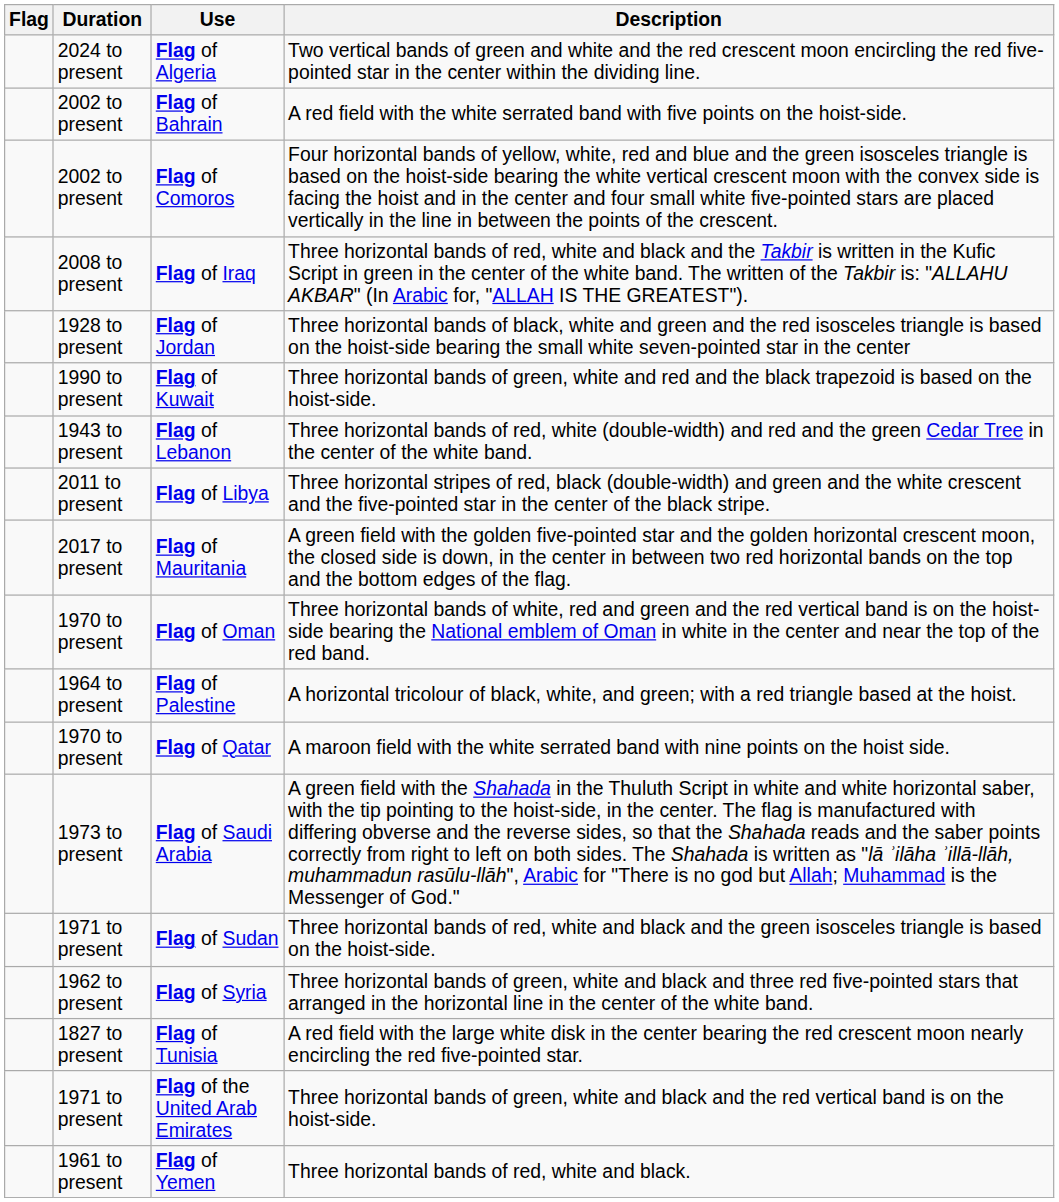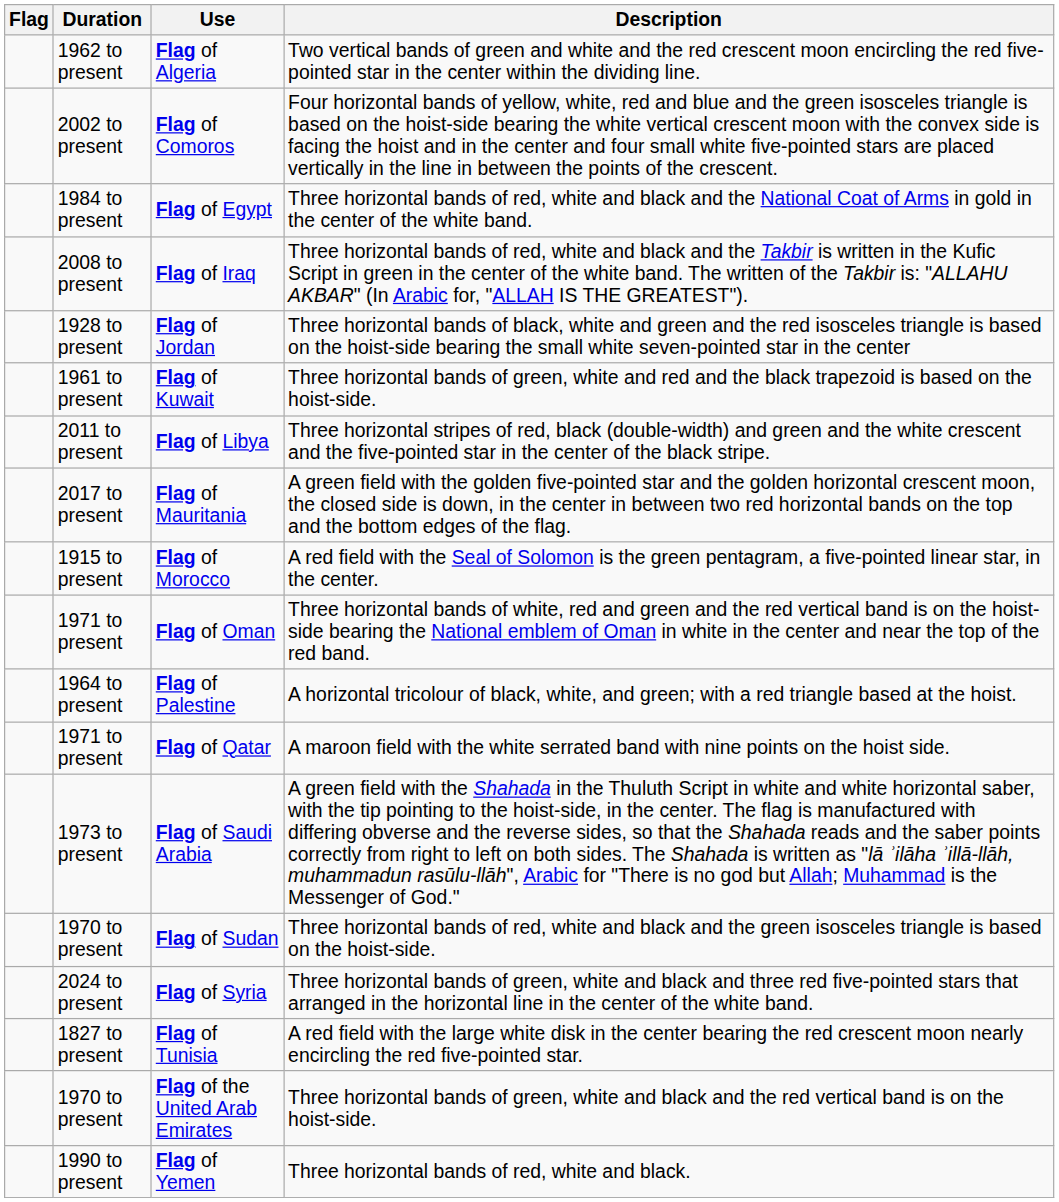(90, 61) 2024 to present -> (90, 61) 1962 to present
- row: (189, 113)
+ row: (214, 209)
(90, 389) 1990 to present -> (90, 389) 1961 to present
- row: (193, 441)
+ row: (193, 568)
(90, 631) 1970 to present -> (90, 631) 1971 to present
(90, 747) 1970 to present -> (90, 747) 1971 to present
(90, 939) 1971 to present -> (90, 939) 1970 to present
(90, 992) 1962 to present -> (90, 992) 2024 to present
(90, 1108) 1971 to present -> (90, 1108) 1970 to present
(90, 1171) 1961 to present -> (90, 1171) 1990 to present
